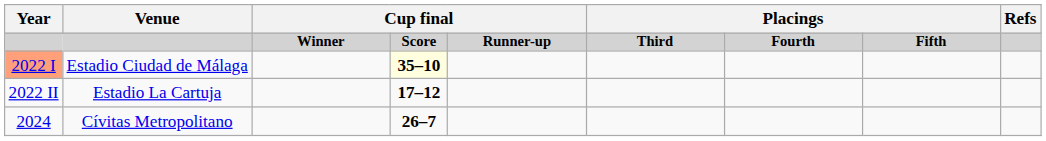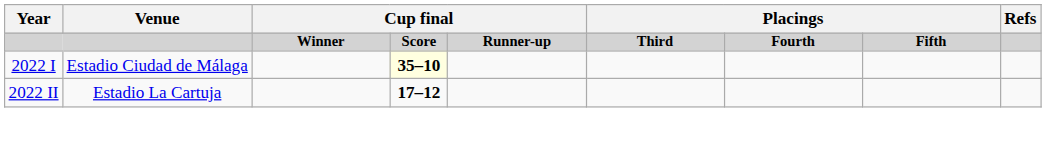(34, 64) lightsalmon background -> (34, 64) no background
- row: (157, 121)
